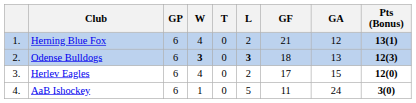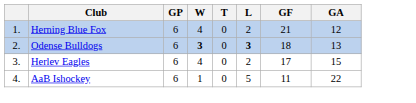- column: (386, 18)
(336, 90) 24 -> (336, 78) 22
